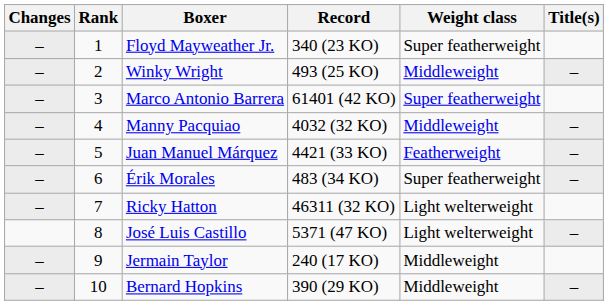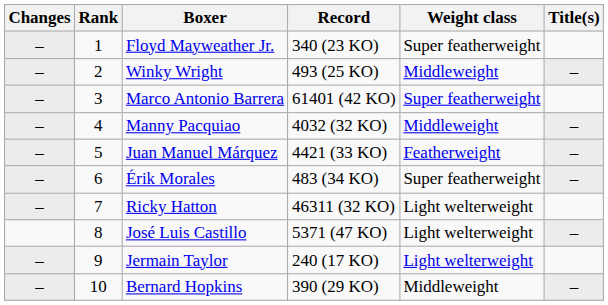(451, 260) Middleweight -> (468, 260) Light welterweight
